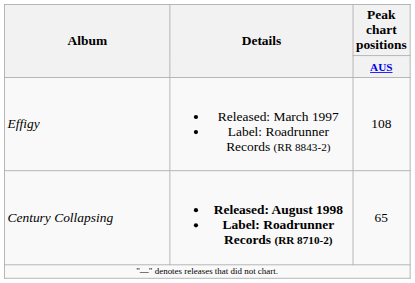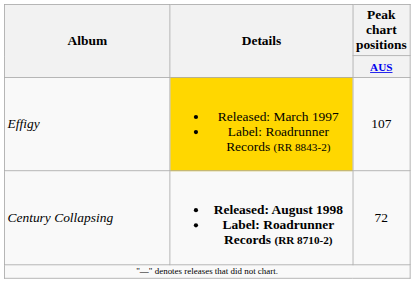(262, 132) no background -> (262, 132) gold background
(381, 124) 108 -> (381, 124) 107
(381, 217) 65 -> (381, 217) 72
